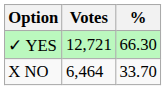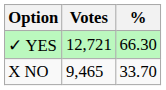(85, 71) 6,464 -> (85, 71) 9,465
